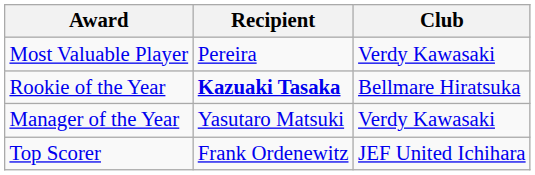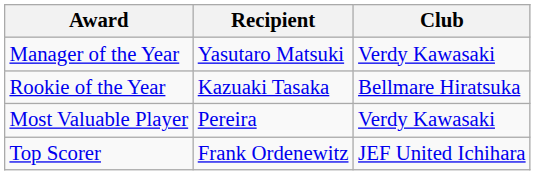rows swapped: (99, 53) <-> (94, 119)
(269, 86) bold -> (264, 86) normal
